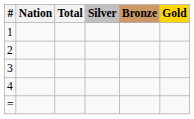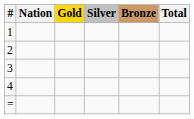columns swapped: (174, 13) <-> (70, 13)
